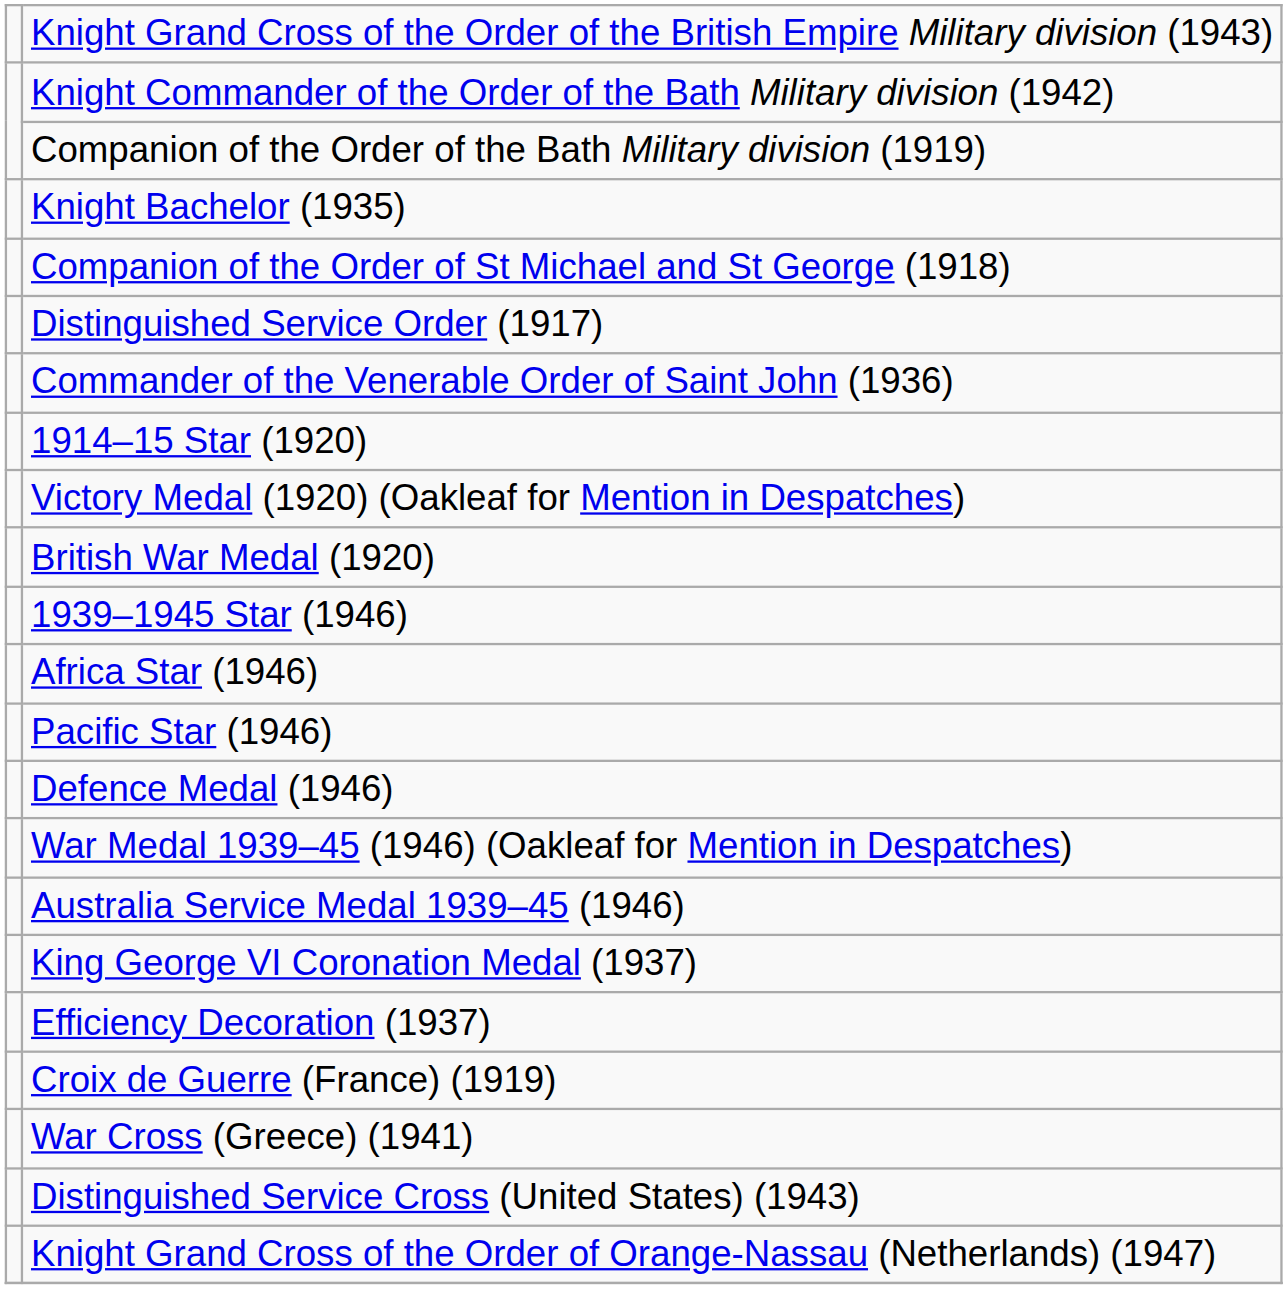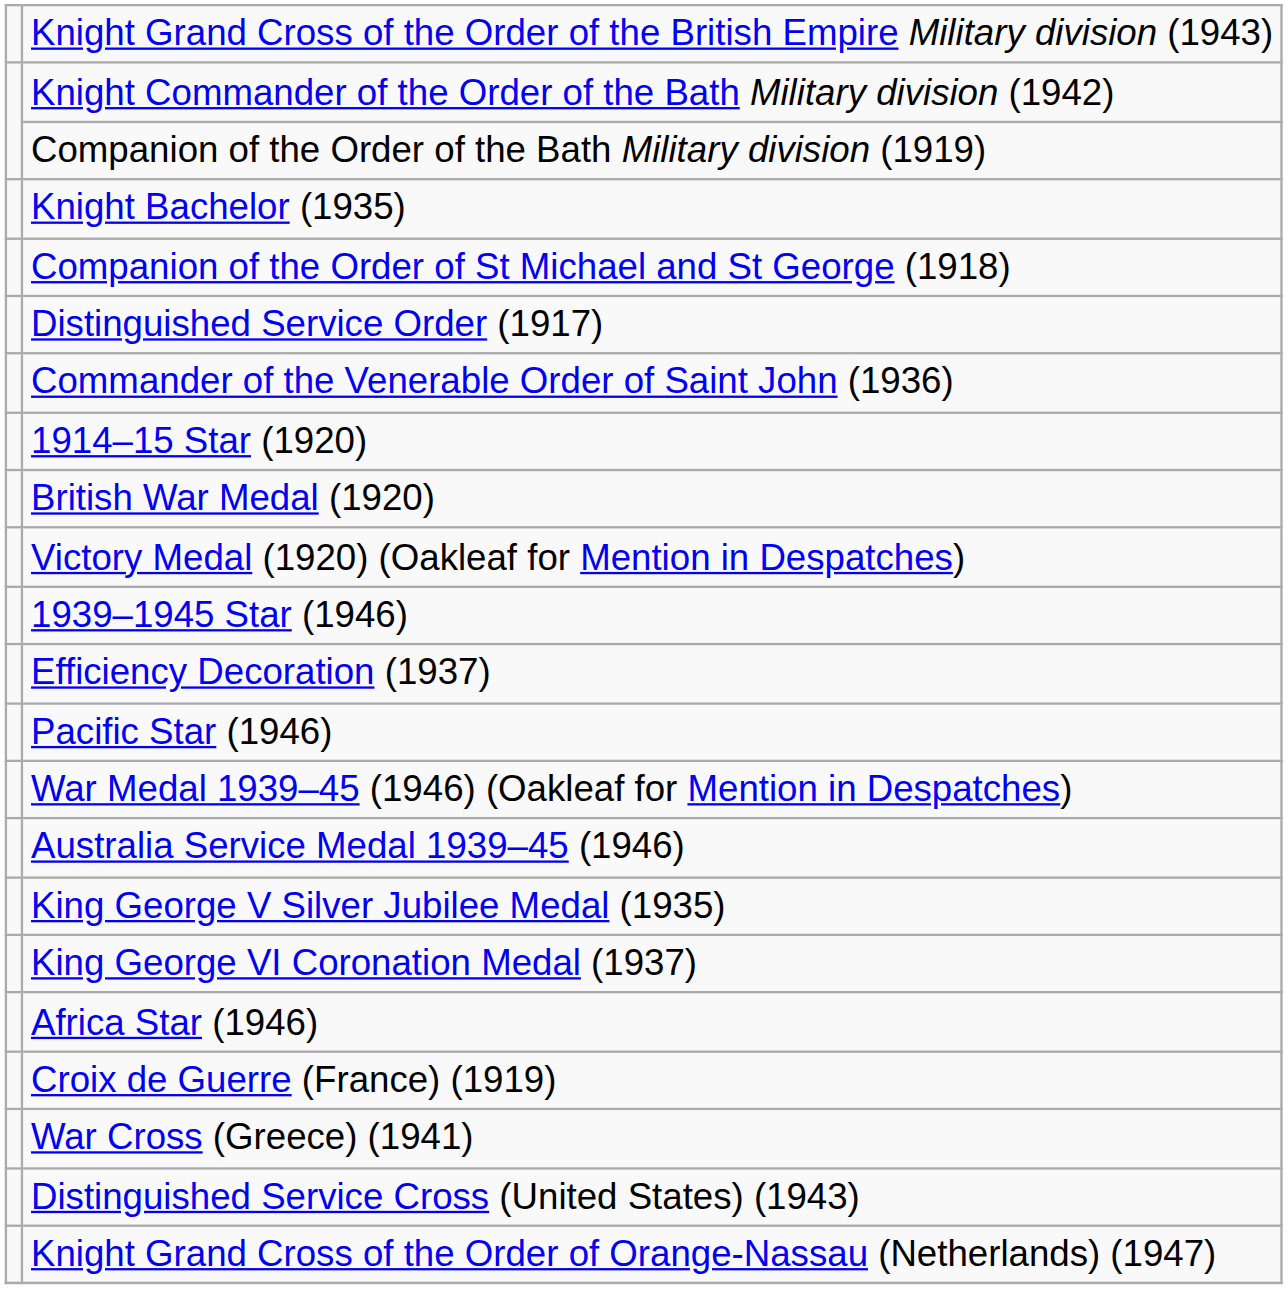rows swapped: (233, 556) <-> (498, 498)
rows swapped: (175, 672) <-> (261, 1021)
- row: (212, 788)
+ row: (378, 905)
